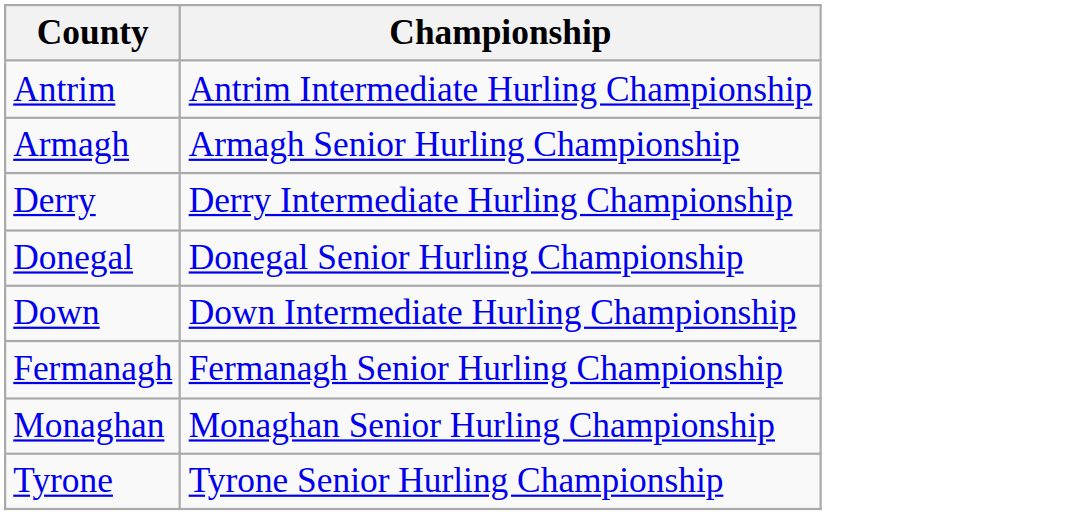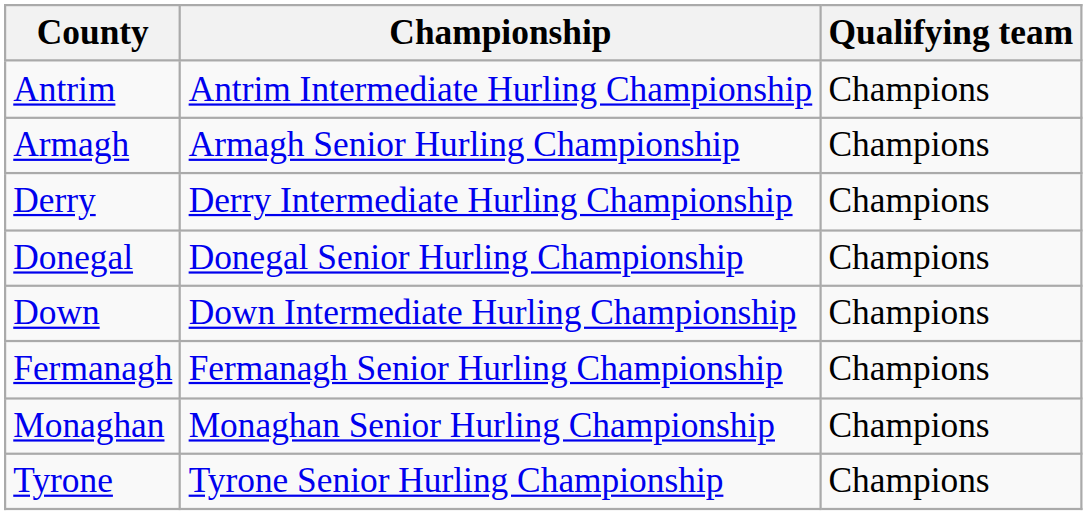+ column: (951, 32)
